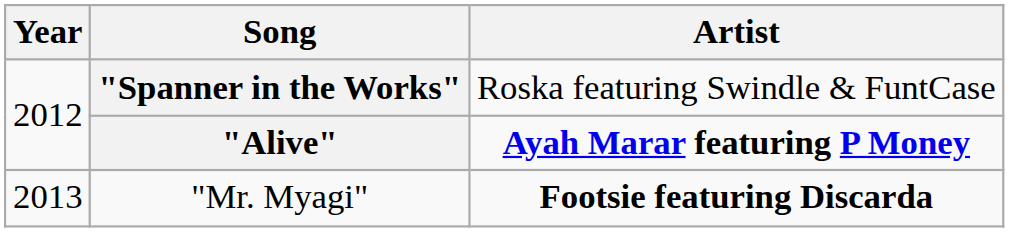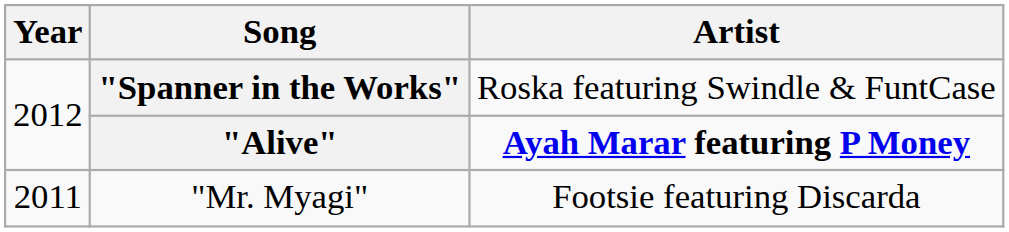(48, 197) 2013 -> (48, 197) 2011
(736, 197) bold -> (736, 197) normal
